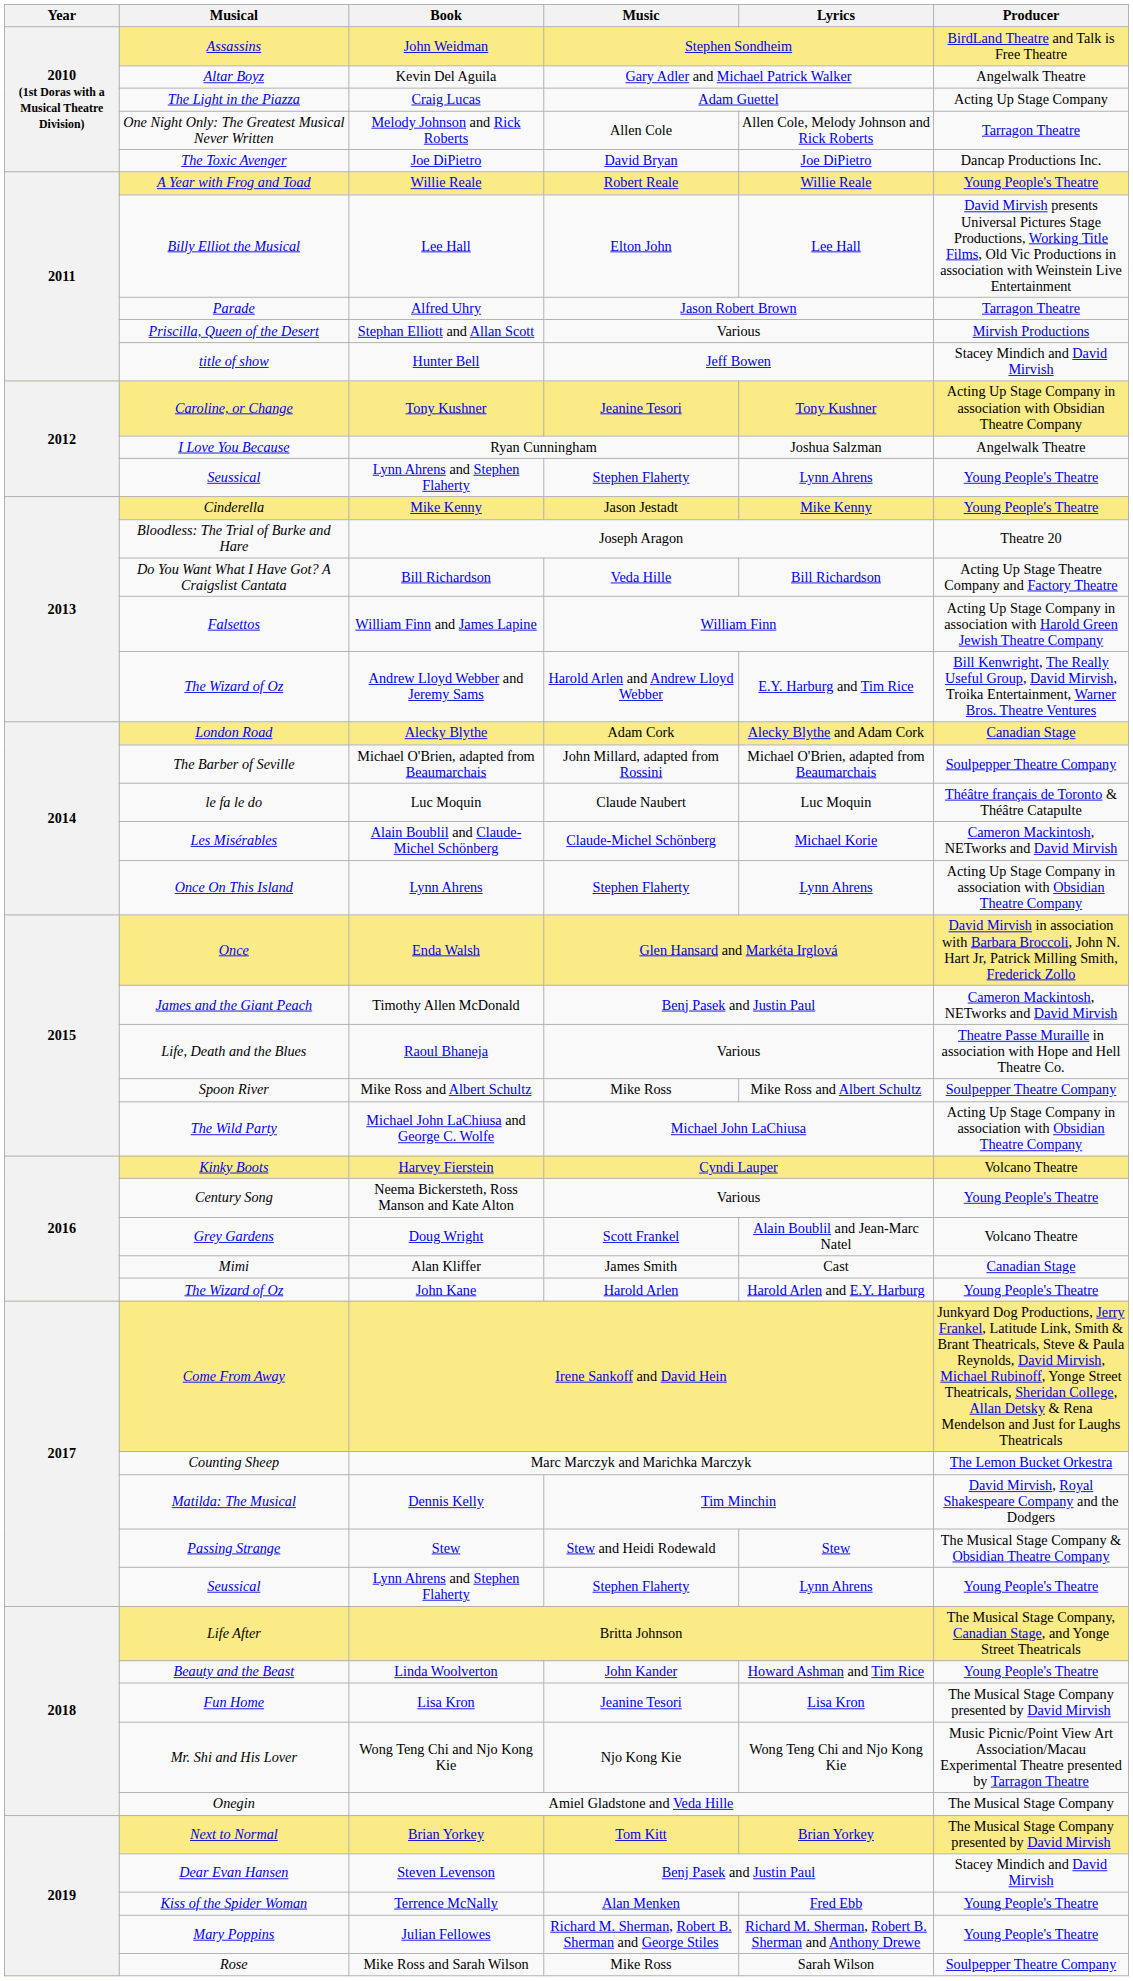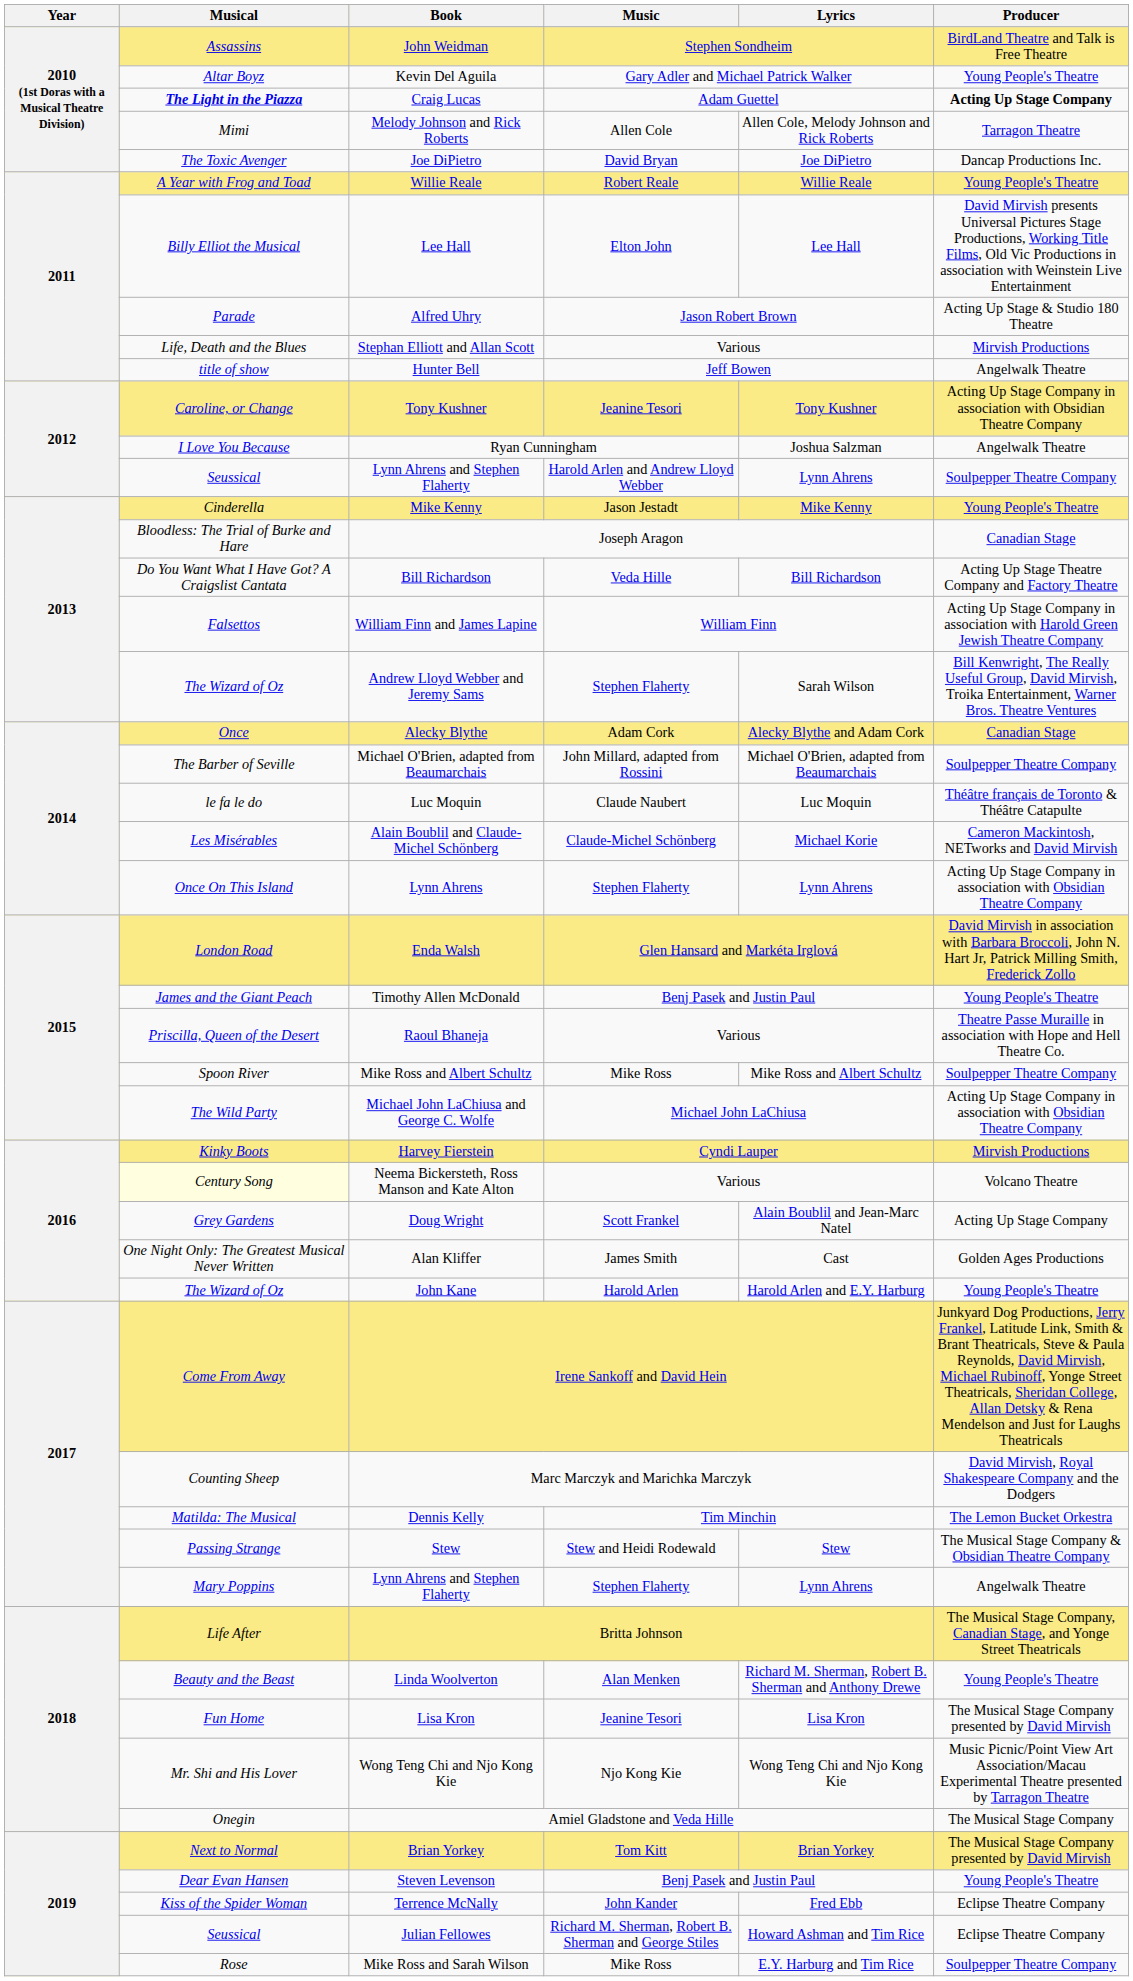(1031, 76) Angelwalk Theatre -> (1031, 76) Young People's Theatre
(234, 99) normal -> (234, 99) bold
(1031, 99) normal -> (1031, 99) bold
(234, 130) One Night Only: The Greatest Musical Never Written -> (234, 130) Mimi
(1031, 308) Tarragon Theatre -> (1031, 316) Acting Up Stage & Studio 180 Theatre
(234, 331) Priscilla, Queen of the Desert -> (234, 347) Life, Death and the Blues
(1031, 361) Stacey Mindich and David Mirvish -> (1031, 369) Angelwalk Theatre
(641, 477) Stephen Flaherty -> (641, 477) Harold Arlen and Andrew Lloyd Webber
(1031, 477) Young People's Theatre -> (1031, 477) Soulpepper Theatre Company
(1031, 538) Theatre 20 -> (1031, 538) Canadian Stage
(641, 686) Harold Arlen and Andrew Lloyd Webber -> (641, 686) Stephen Flaherty
(836, 686) E.Y. Harburg and Tim Rice -> (836, 686) Sarah Wilson
(234, 733) London Road -> (234, 733) Once
(234, 950) Once -> (234, 950) London Road
(1031, 1004) Cameron Mackintosh, NETworks and David Mirvish -> (1031, 996) Young People's Theatre
(234, 1051) Life, Death and the Blues -> (234, 1035) Priscilla, Queen of the Desert
(1031, 1167) Volcano Theatre -> (1031, 1151) Mirvish Productions
(234, 1197) no background -> (234, 1181) lightyellow background
(1031, 1197) Young People's Theatre -> (1031, 1181) Volcano Theatre
(1031, 1236) Volcano Theatre -> (1031, 1220) Acting Up Stage Company
(234, 1267) Mimi -> (234, 1259) One Night Only: The Greatest Musical Never Written
(1031, 1267) Canadian Stage -> (1031, 1259) Golden Ages Productions
(1031, 1463) The Lemon Bucket Orkestra -> (1031, 1479) David Mirvish, Royal Shakespeare Company and the Dodgers
(1031, 1501) David Mirvish, Royal Shakespeare Company and the Dodgers -> (1031, 1517) The Lemon Bucket Orkestra
(234, 1586) Seussical -> (234, 1586) Mary Poppins
(1031, 1586) Young People's Theatre -> (1031, 1586) Angelwalk Theatre
(641, 1672) John Kander -> (641, 1680) Alan Menken
(836, 1672) Howard Ashman and Tim Rice -> (836, 1680) Richard M. Sherman, Robert B. Sherman and Anthony Drewe
(1031, 1873) Stacey Mindich and David Mirvish -> (1031, 1881) Young People's Theatre
(641, 1903) Alan Menken -> (641, 1903) John Kander
(1031, 1903) Young People's Theatre -> (1031, 1903) Eclipse Theatre Company
(234, 1934) Mary Poppins -> (234, 1934) Seussical
(836, 1934) Richard M. Sherman, Robert B. Sherman and Anthony Drewe -> (836, 1934) Howard Ashman and Tim Rice
(1031, 1934) Young People's Theatre -> (1031, 1934) Eclipse Theatre Company
(836, 1964) Sarah Wilson -> (836, 1964) E.Y. Harburg and Tim Rice
